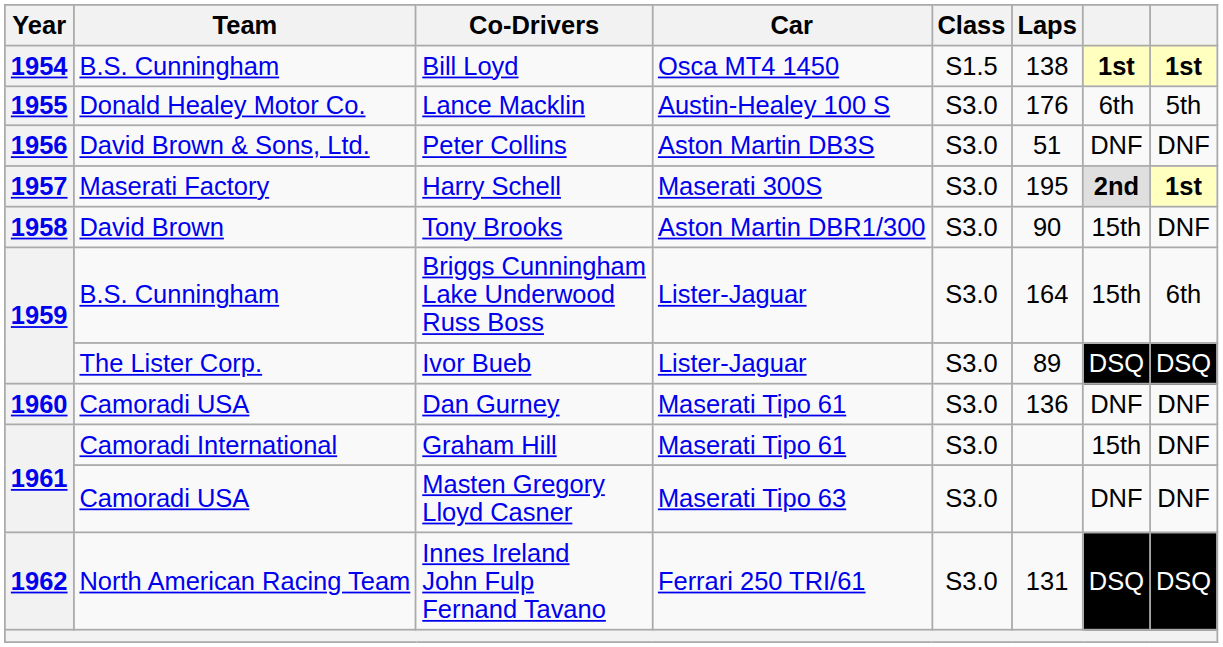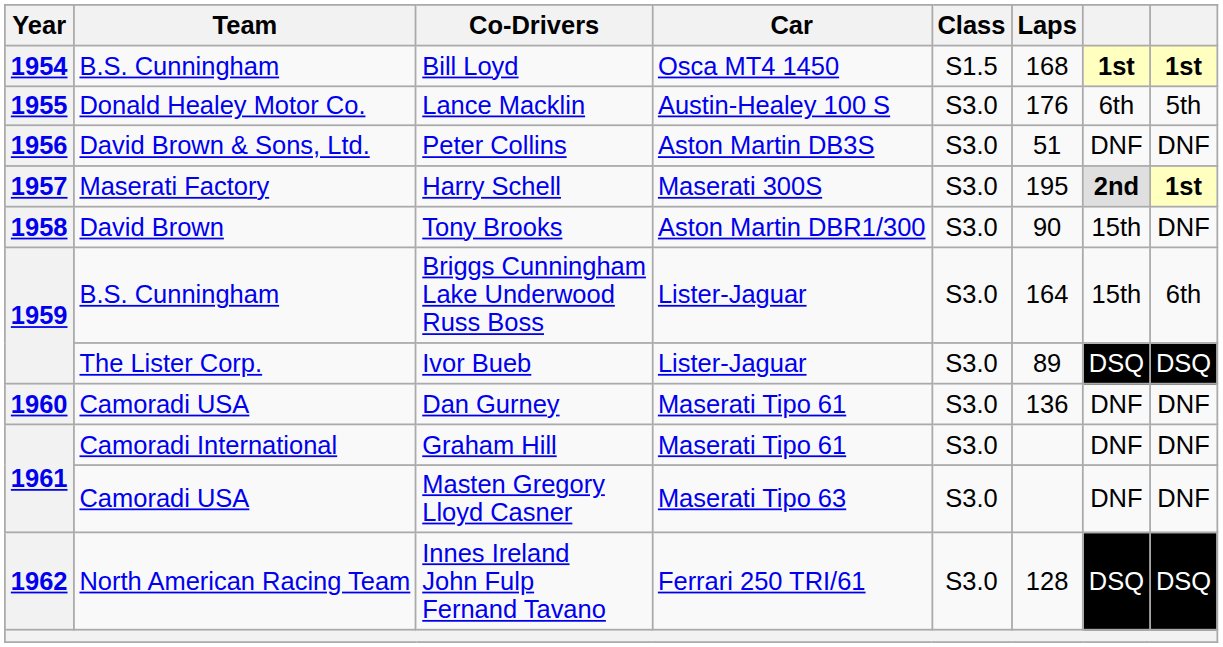(1047, 66) 138 -> (1047, 66) 168
(1116, 444) 15th -> (1116, 444) DNF
(1047, 582) 131 -> (1047, 582) 128
